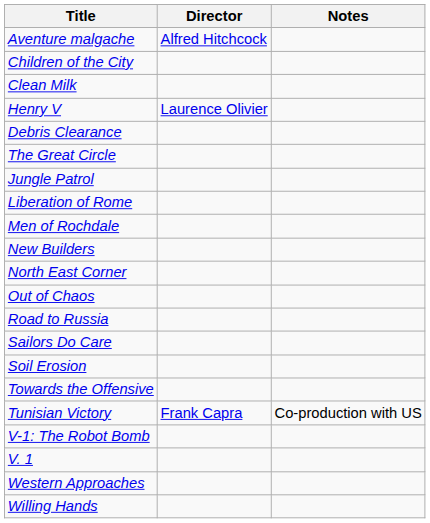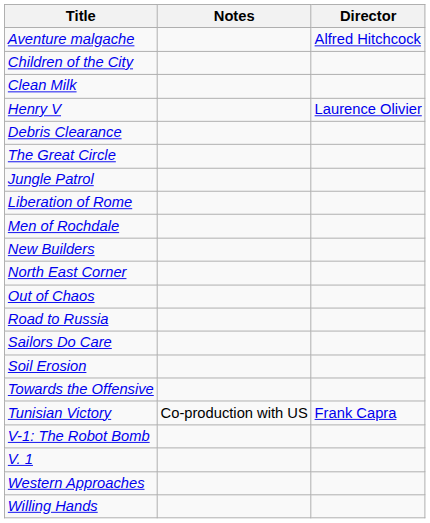columns swapped: (214, 16) <-> (348, 16)
